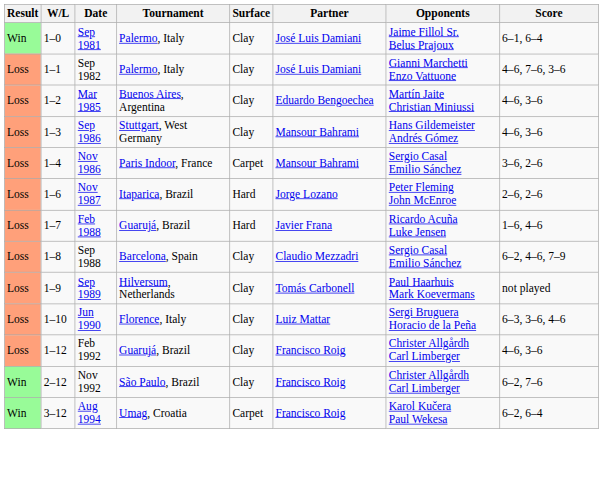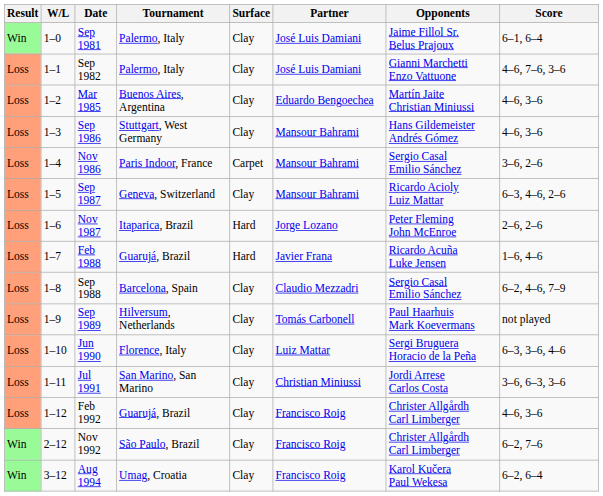+ row: (89, 194)
+ row: (89, 381)
(248, 413) Carpet -> (243, 475) Clay
